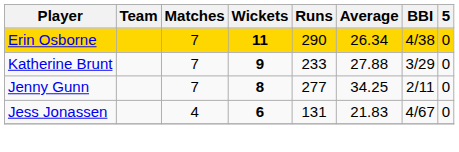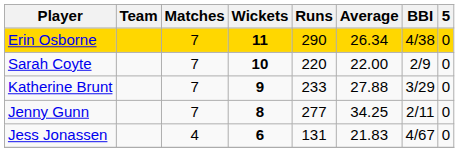+ row: (50, 64)
